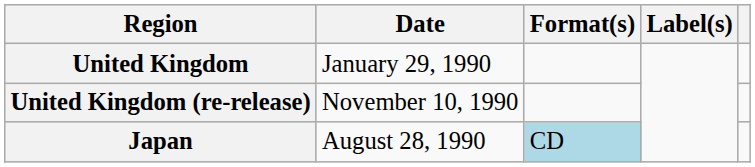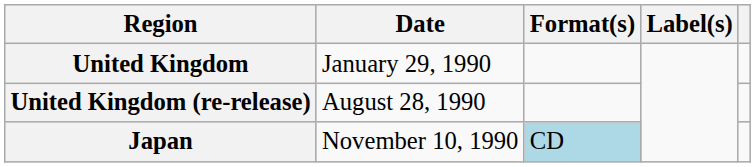(420, 102) November 10, 1990 -> (404, 102) August 28, 1990
(404, 141) August 28, 1990 -> (420, 141) November 10, 1990
